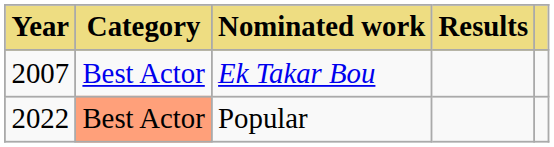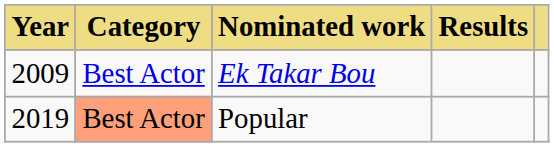(40, 73) 2007 -> (40, 73) 2009
(40, 118) 2022 -> (40, 118) 2019
